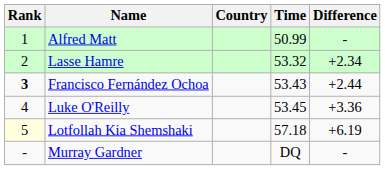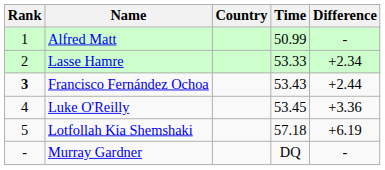(290, 61) 53.32 -> (290, 61) 53.33
(25, 130) lightyellow background -> (25, 130) no background
